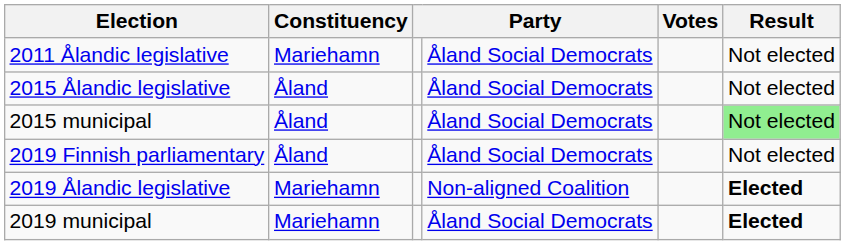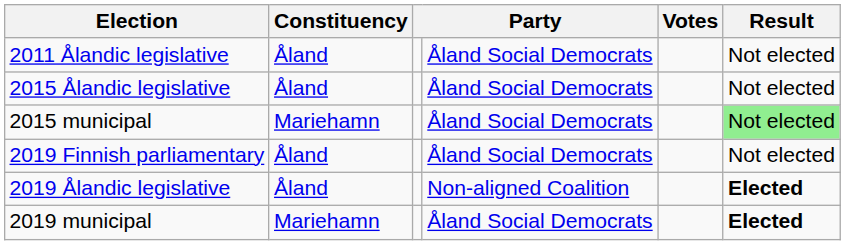(327, 54) Mariehamn -> (301, 54) Åland
(301, 121) Åland -> (327, 121) Mariehamn
(327, 188) Mariehamn -> (301, 188) Åland
